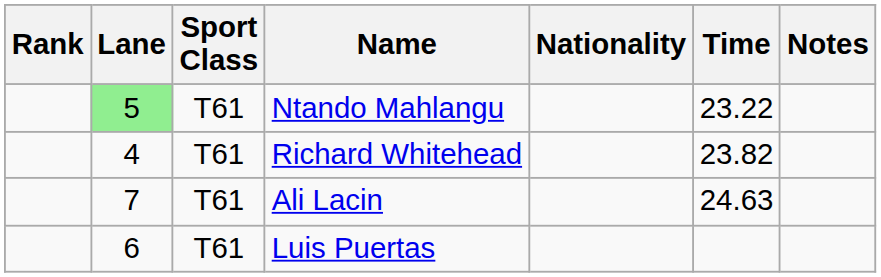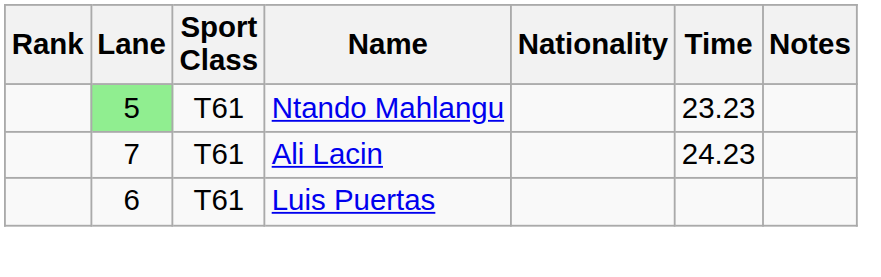(737, 107) 23.22 -> (719, 107) 23.23
- row: (397, 154)
(737, 201) 24.63 -> (719, 154) 24.23
